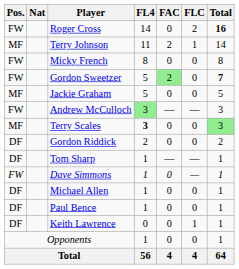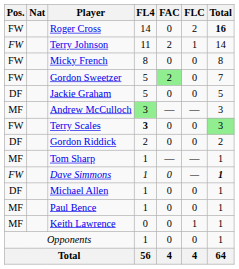(16, 45) MF -> (16, 45) FW
(221, 77) bold -> (221, 77) normal
(16, 93) MF -> (16, 93) DF
(16, 110) FW -> (16, 110) MF
(16, 126) MF -> (16, 126) FW
(16, 158) DF -> (16, 158) MF
(221, 175) normal -> (221, 175) bold
(16, 207) DF -> (16, 207) MF
(16, 223) DF -> (16, 223) MF
